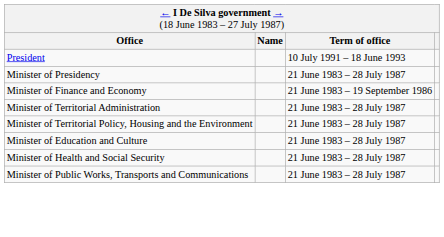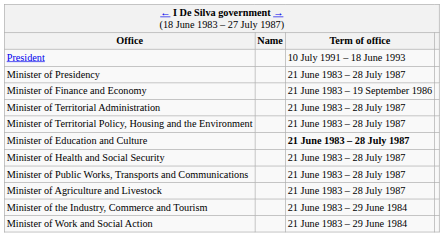(347, 140) normal -> (349, 140) bold
+ row: (84, 190)
+ row: (107, 207)
+ row: (80, 223)
